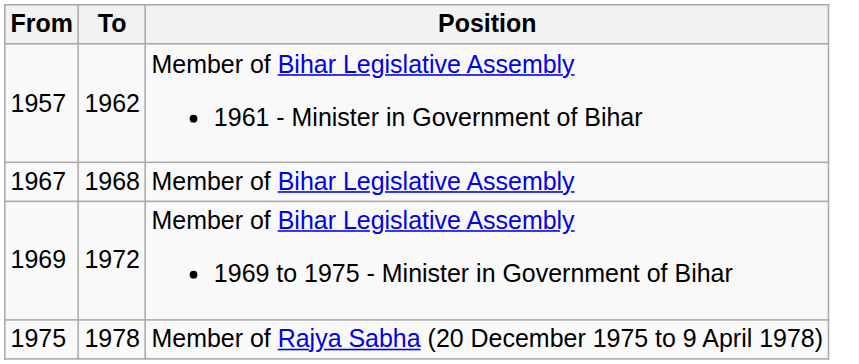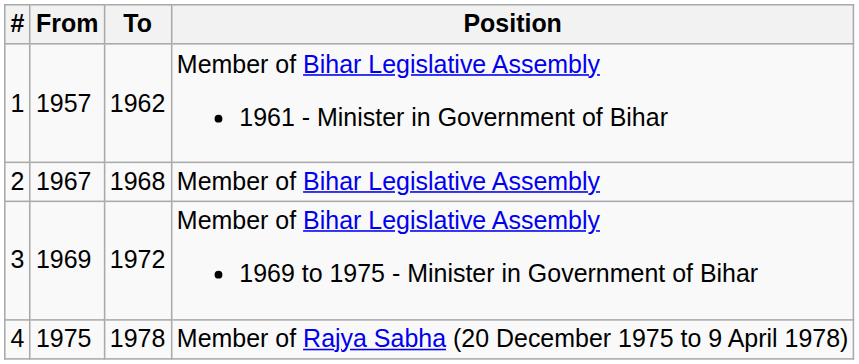+ column: (17, 24)
